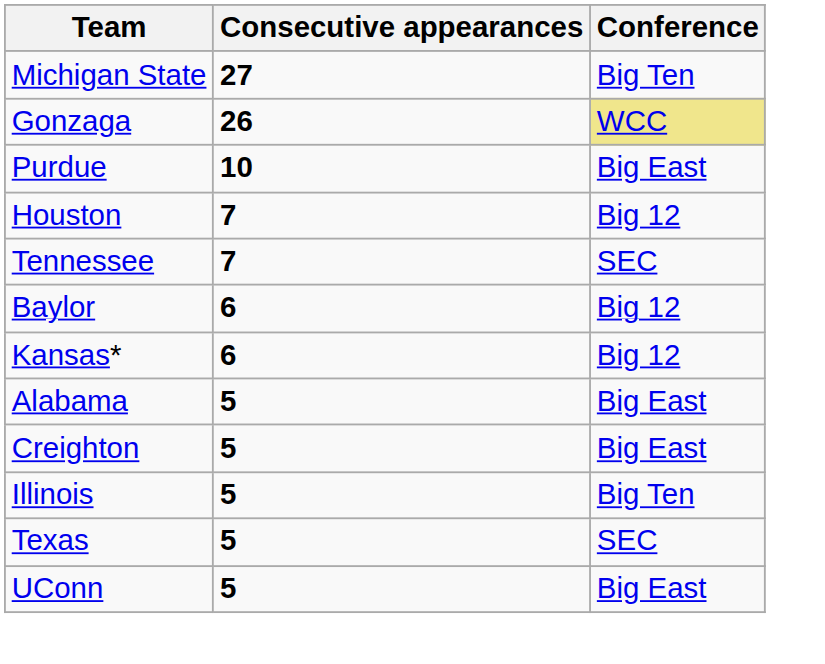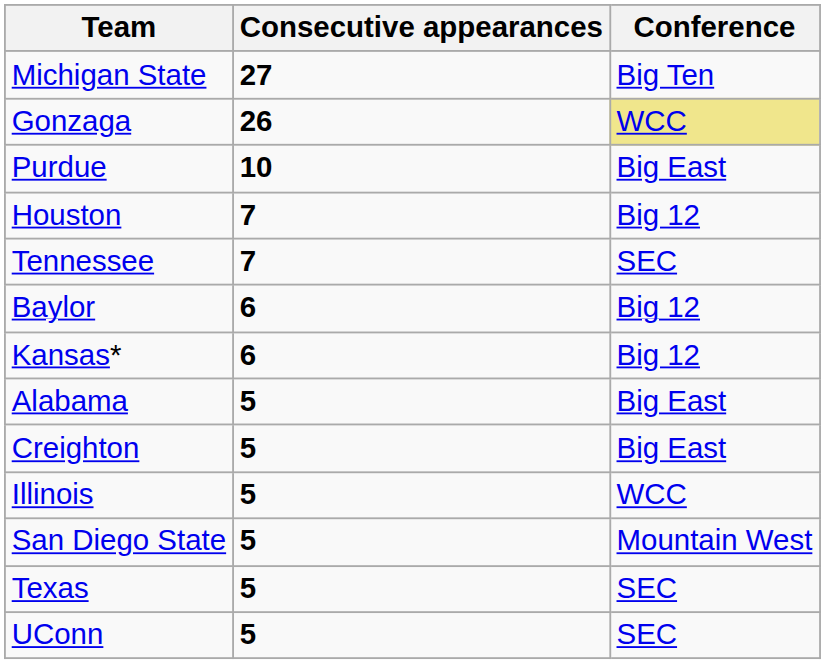(646, 494) Big Ten -> (652, 494) WCC
+ row: (119, 541)
(652, 588) Big East -> (647, 634) SEC
